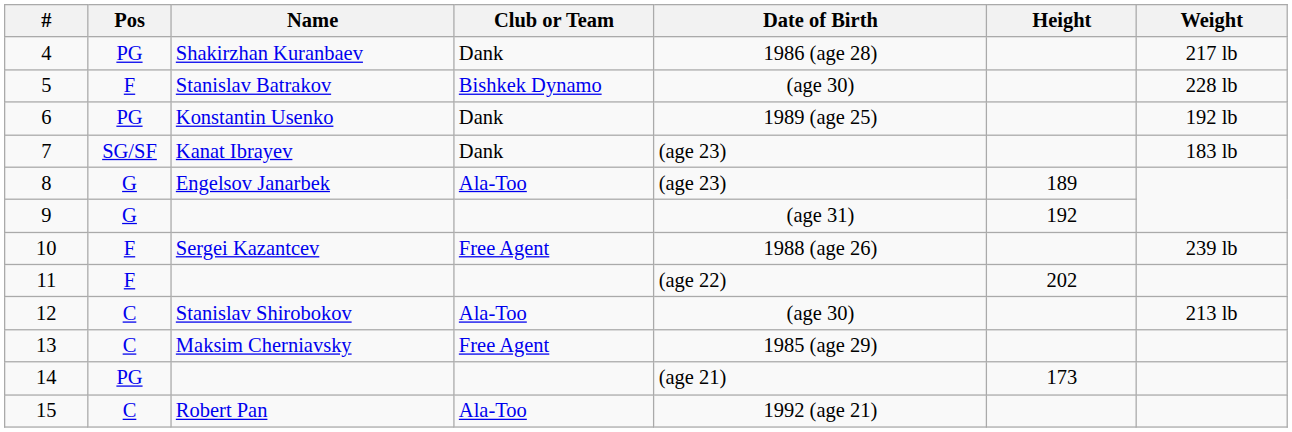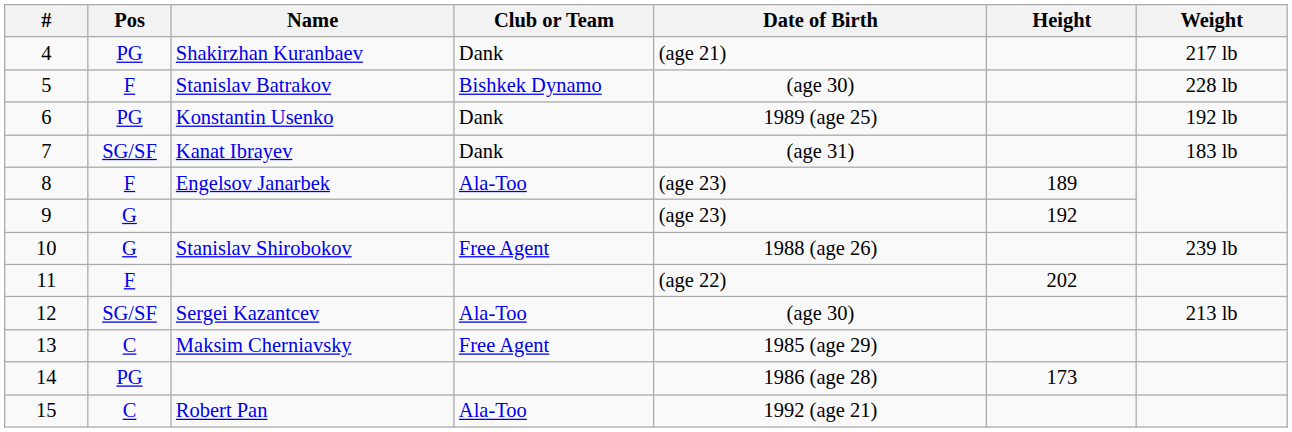(820, 53) 1986 (age 28) -> (692, 53) (age 21)
(692, 150) (age 23) -> (820, 150) (age 31)
(129, 183) G -> (129, 183) F
(820, 215) (age 31) -> (692, 215) (age 23)
(129, 248) F -> (129, 248) G
(248, 248) Sergei Kazantcev -> (264, 248) Stanislav Shirobokov
(129, 313) C -> (129, 313) SG/SF
(264, 313) Stanislav Shirobokov -> (248, 313) Sergei Kazantcev
(692, 378) (age 21) -> (820, 378) 1986 (age 28)
